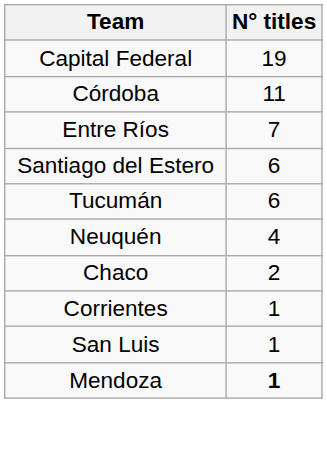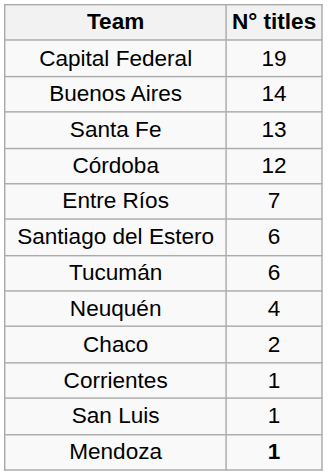+ row: (116, 93)
+ row: (116, 129)
(274, 93) 11 -> (274, 165) 12
